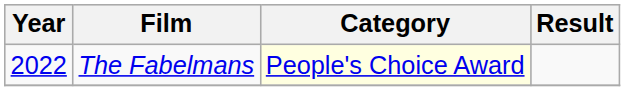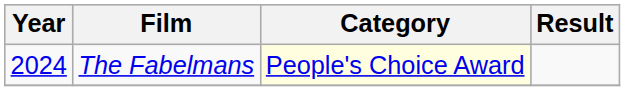(39, 64) 2022 -> (39, 64) 2024
